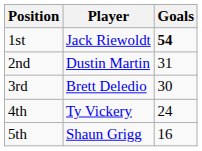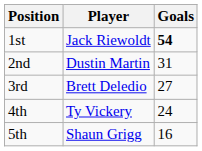(165, 87) 30 -> (165, 87) 27
